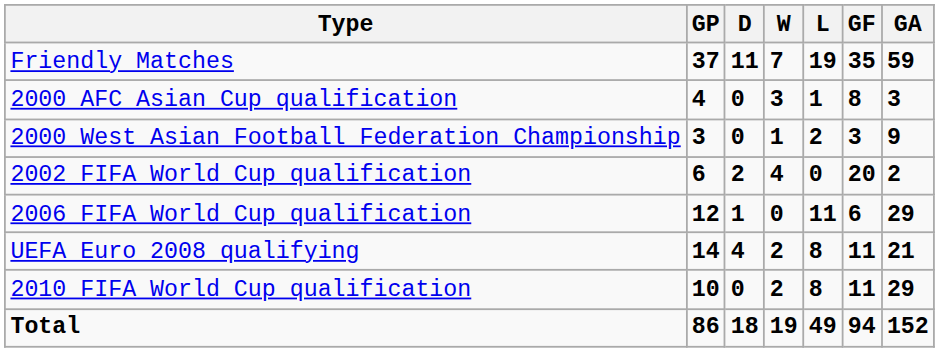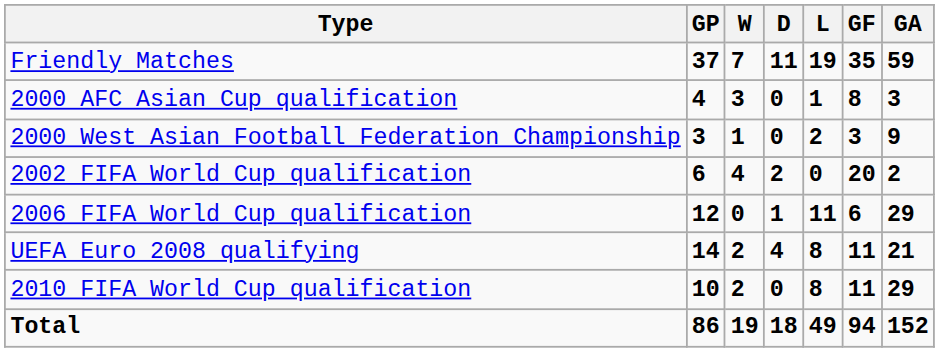columns swapped: (784, 24) <-> (745, 24)
